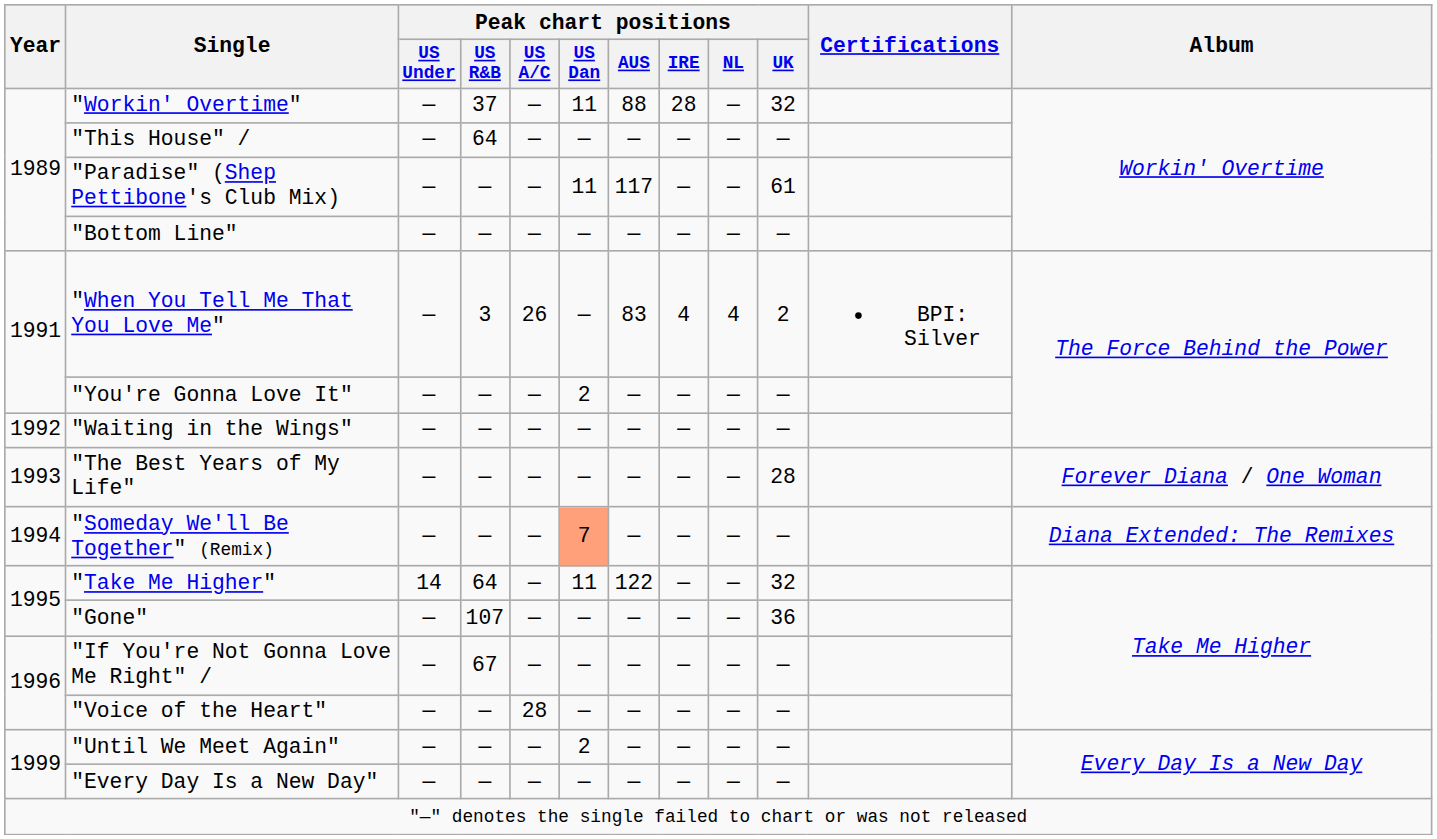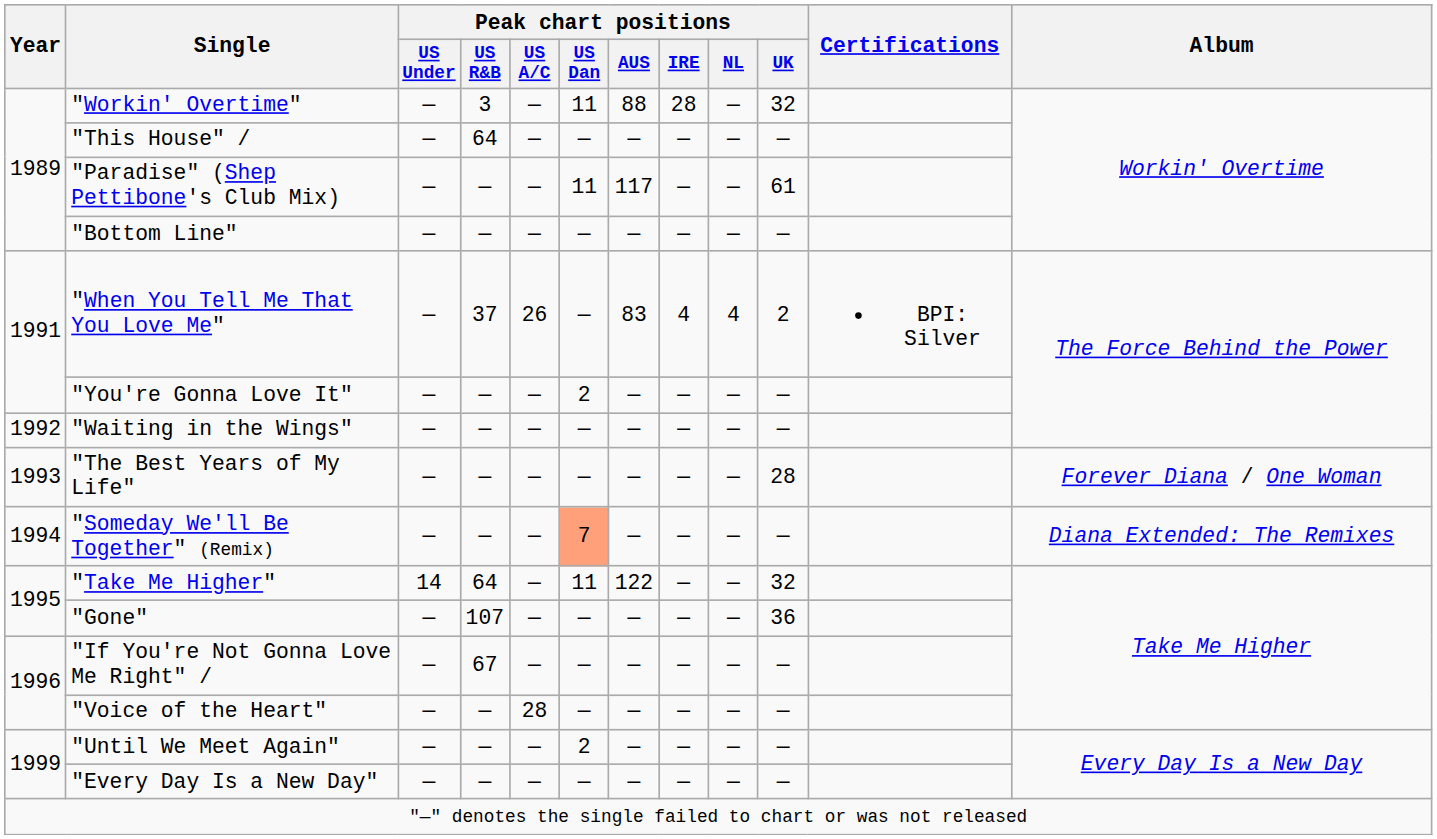(485, 105) 37 -> (485, 105) 3
(485, 315) 3 -> (485, 315) 37
